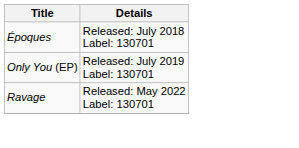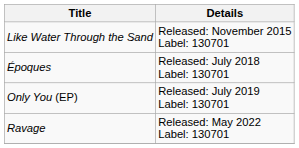+ row: (80, 37)
